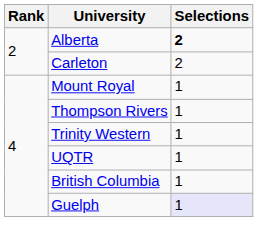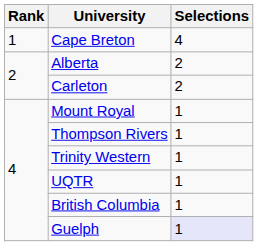+ row: (93, 39)
(179, 39) bold -> (179, 63) normal
